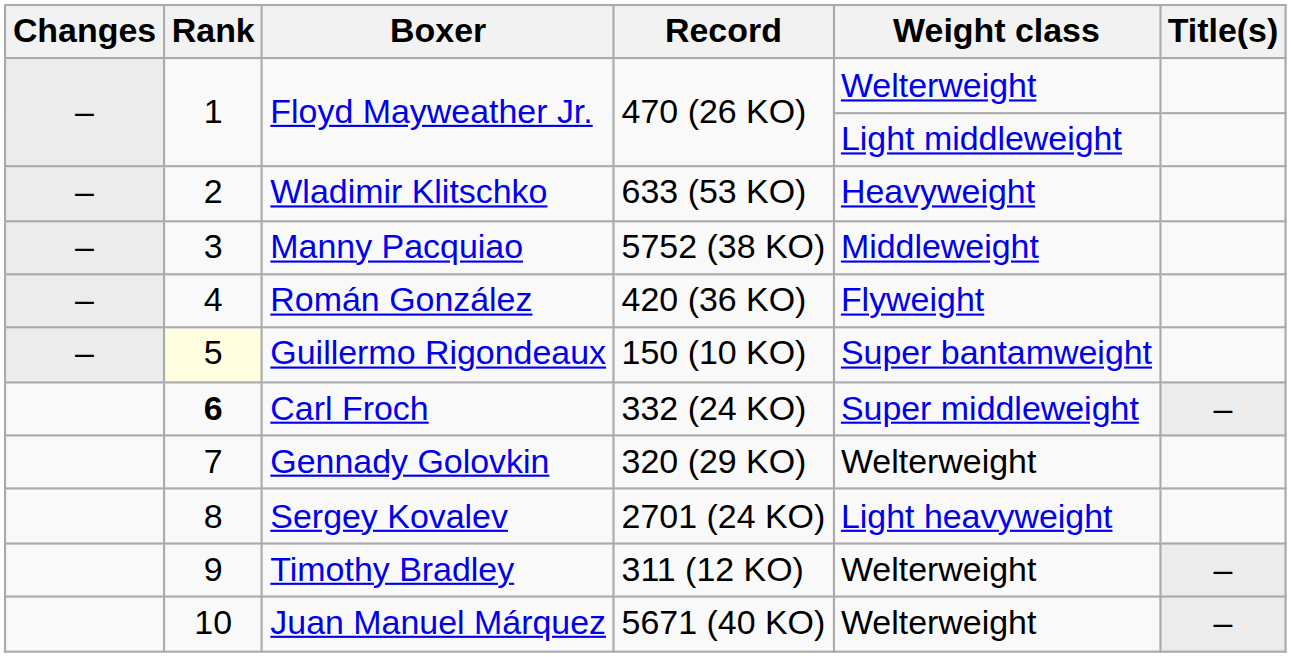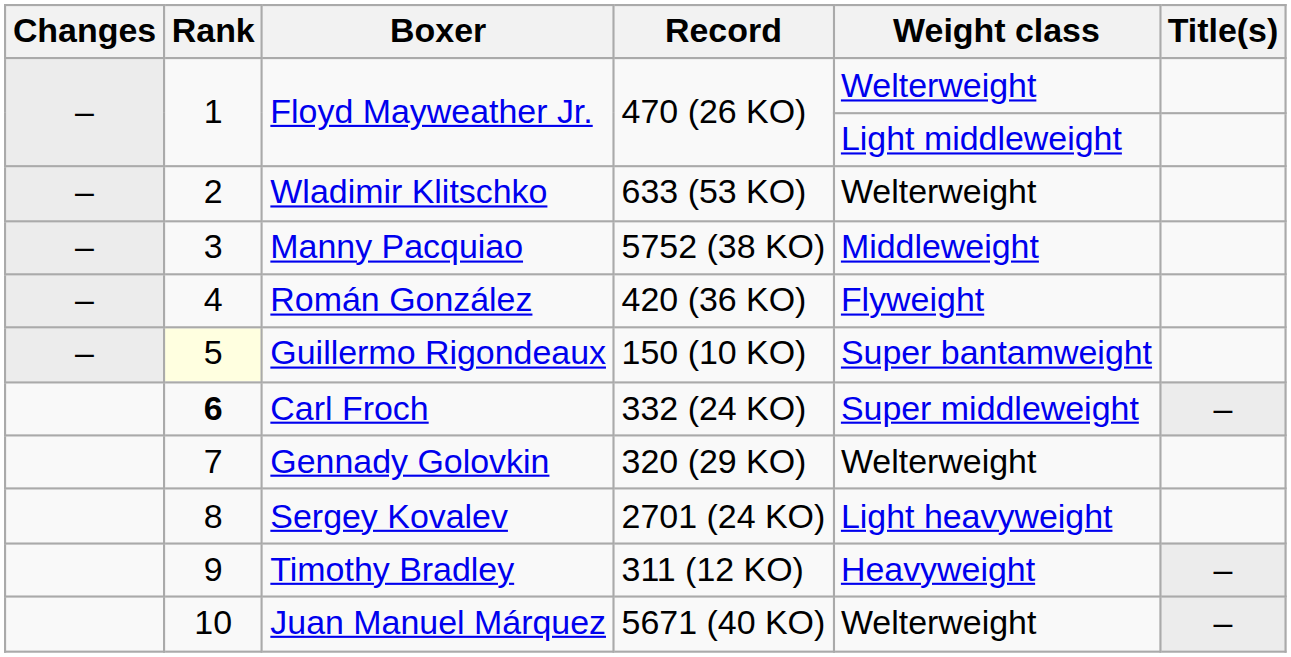(938, 192) Heavyweight -> (939, 192) Welterweight
(939, 569) Welterweight -> (938, 569) Heavyweight
